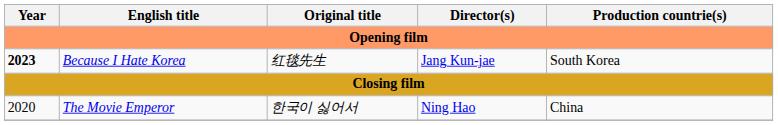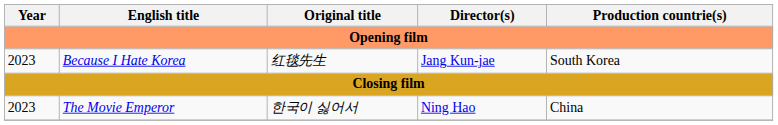(22, 60) bold -> (22, 60) normal
(22, 107) 2020 -> (22, 107) 2023
